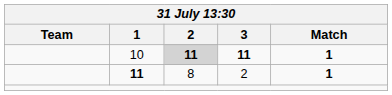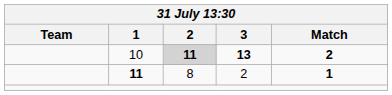(244, 54) 11 -> (244, 54) 13
(329, 54) 1 -> (329, 54) 2
